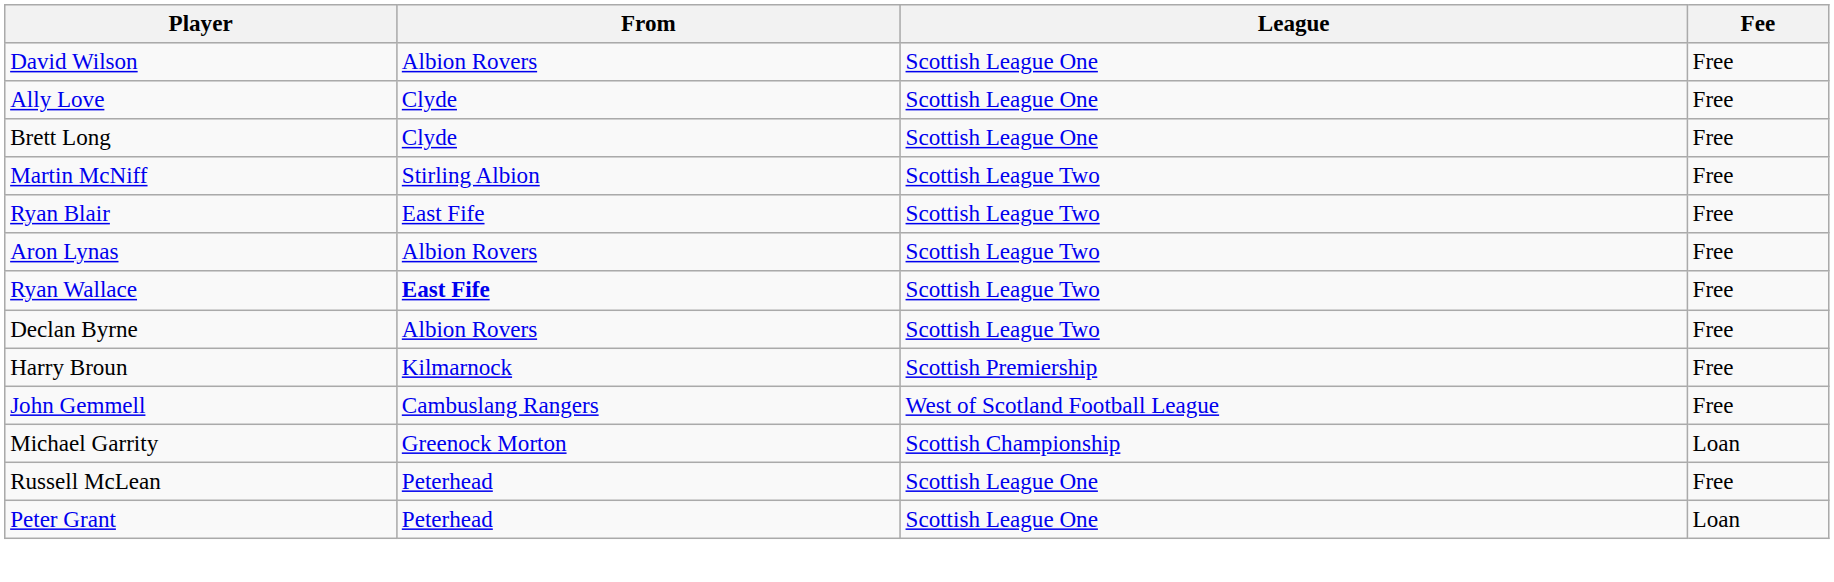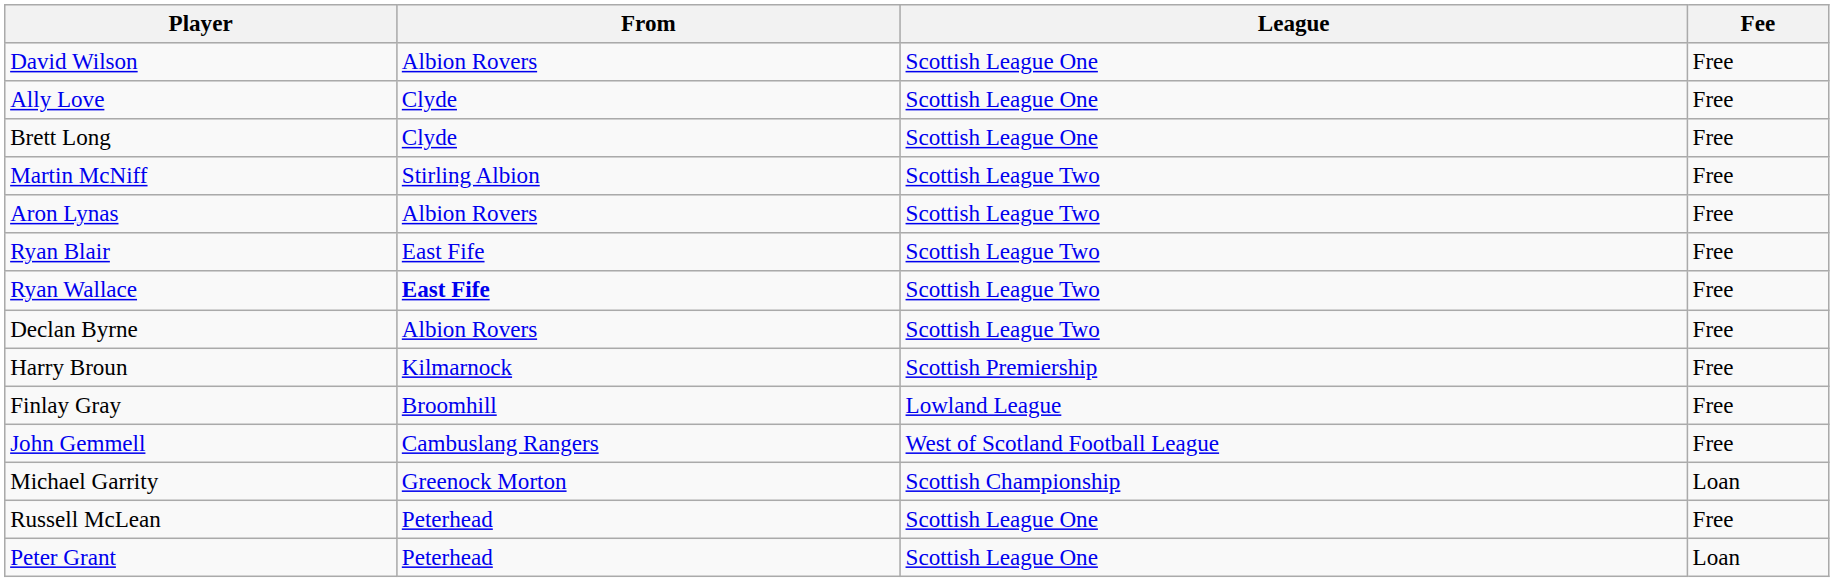rows swapped: (60, 214) <-> (64, 252)
+ row: (66, 404)
